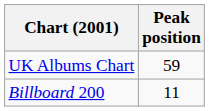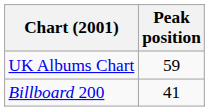(172, 92) 11 -> (172, 92) 41
